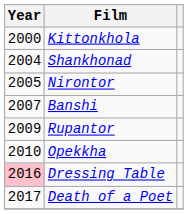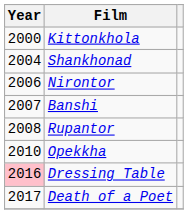(25, 84) 2005 -> (25, 84) 2006
(25, 129) 2009 -> (25, 129) 2008
